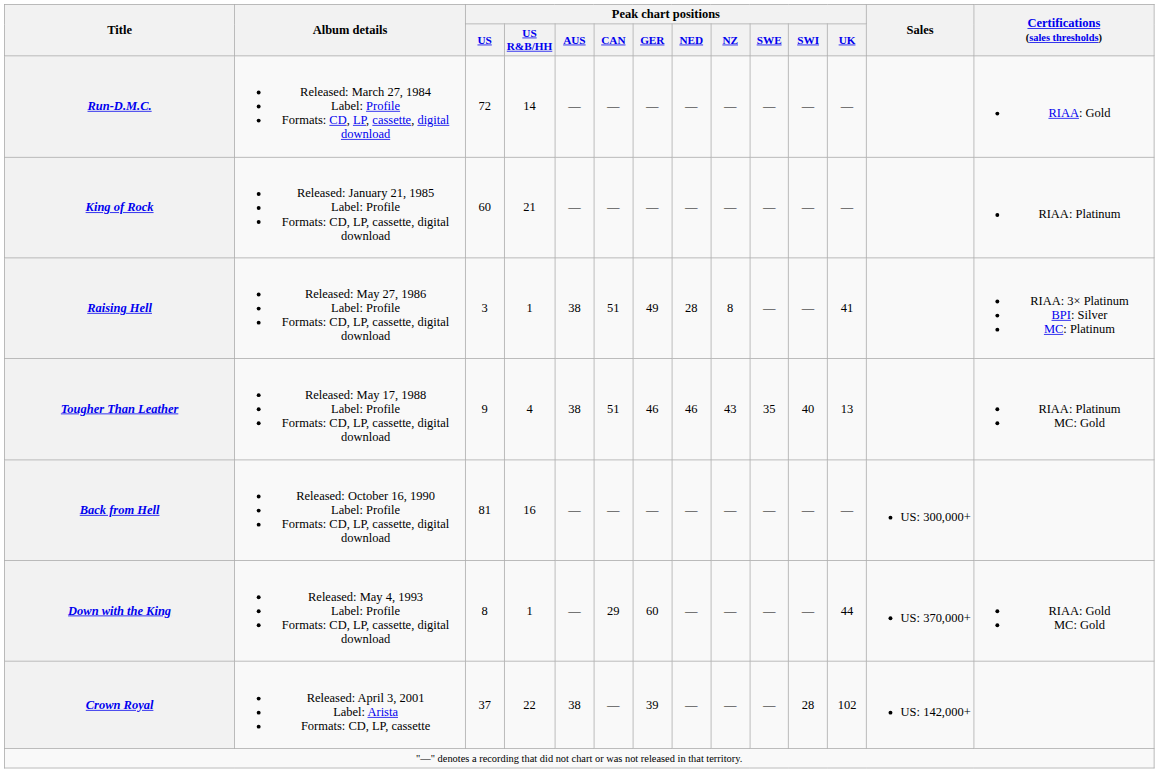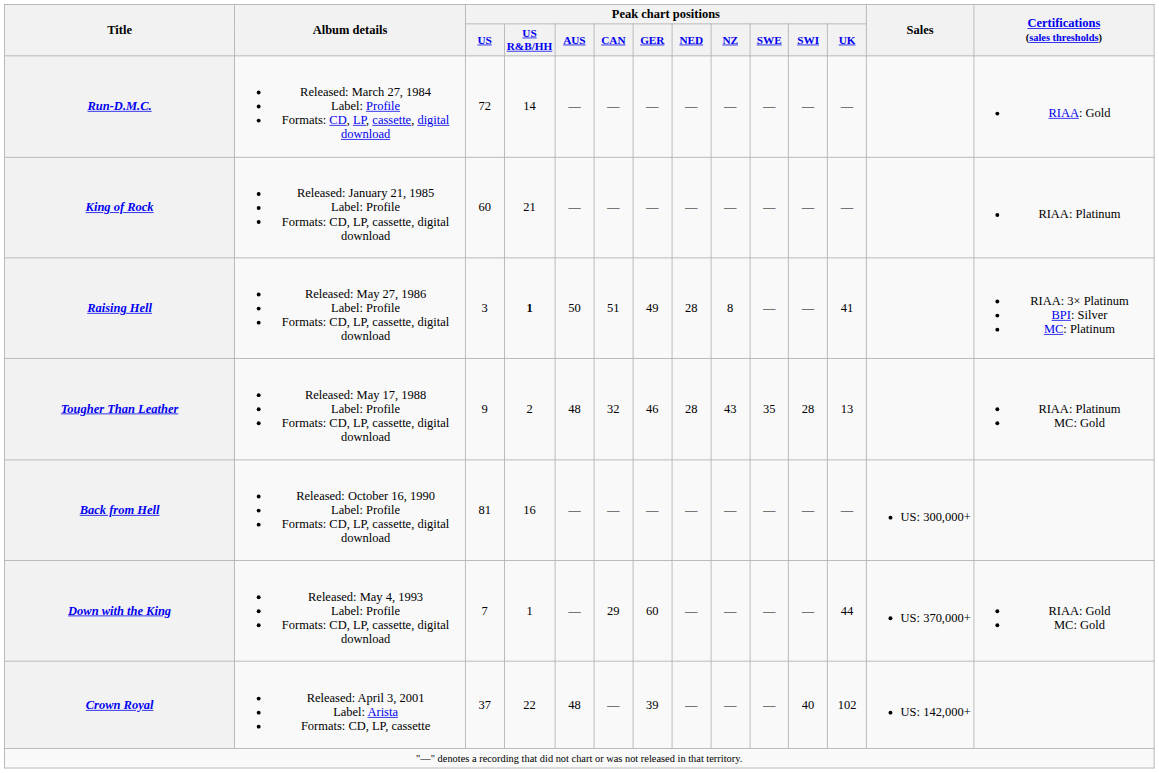(530, 308) normal -> (530, 308) bold
(574, 308) 38 -> (574, 308) 50
(530, 409) 4 -> (530, 409) 2
(574, 409) 38 -> (574, 409) 48
(613, 409) 51 -> (613, 409) 32
(691, 409) 46 -> (691, 409) 28
(808, 409) 40 -> (808, 409) 28
(485, 611) 8 -> (485, 611) 7
(574, 704) 38 -> (574, 704) 48
(808, 704) 28 -> (808, 704) 40
